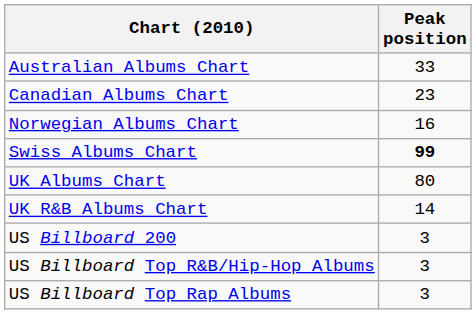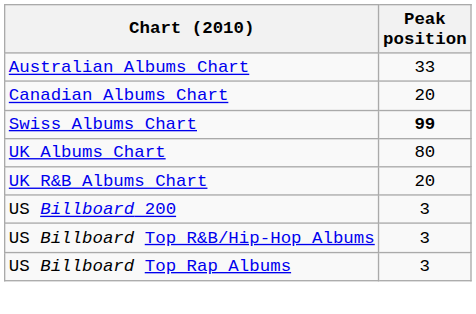(425, 96) 23 -> (425, 96) 20
- row: (124, 124)
(425, 209) 14 -> (425, 181) 20
